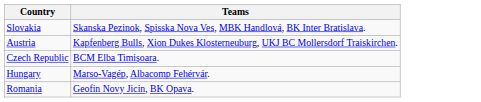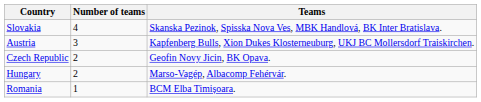+ column: (109, 12)
(116, 58) BCM Elba Timișoara. -> (210, 58) Geofin Novy Jicin, BK Opava.
(134, 89) Geofin Novy Jicin, BK Opava. -> (193, 89) BCM Elba Timișoara.
